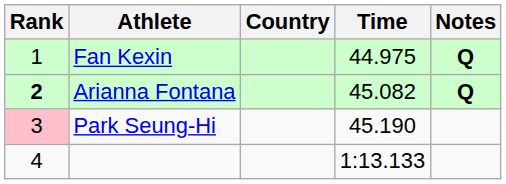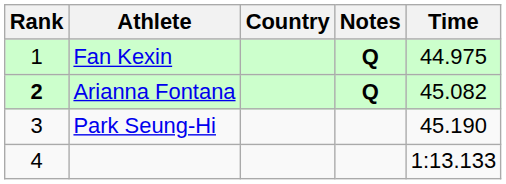columns swapped: (382, 21) <-> (466, 21)
(37, 126) pink background -> (37, 126) no background
